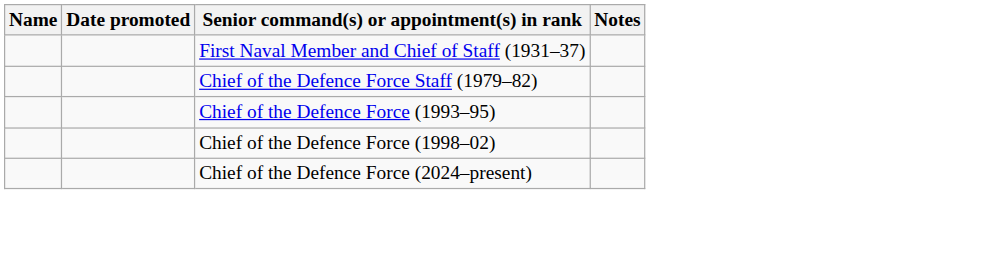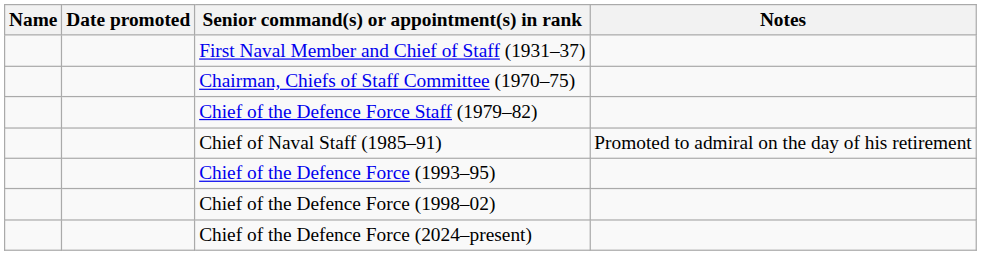+ row: (387, 81)
+ row: (320, 142)
